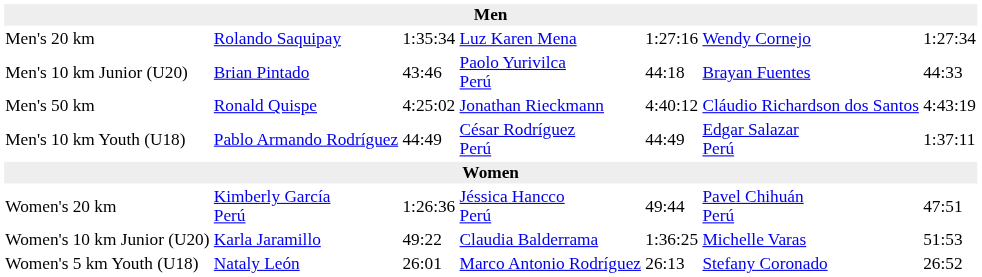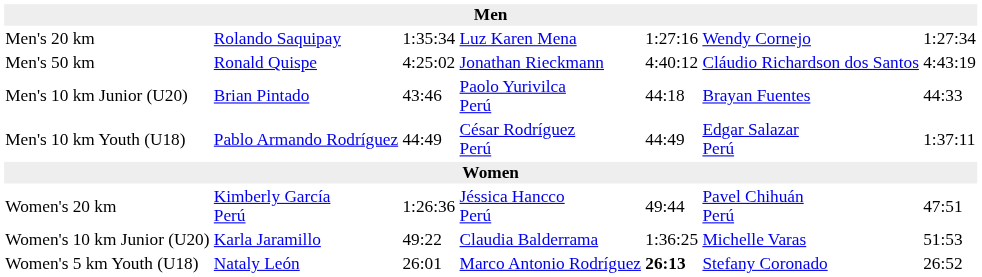rows swapped: (50, 105) <-> (97, 72)
(665, 263) normal -> (665, 263) bold
